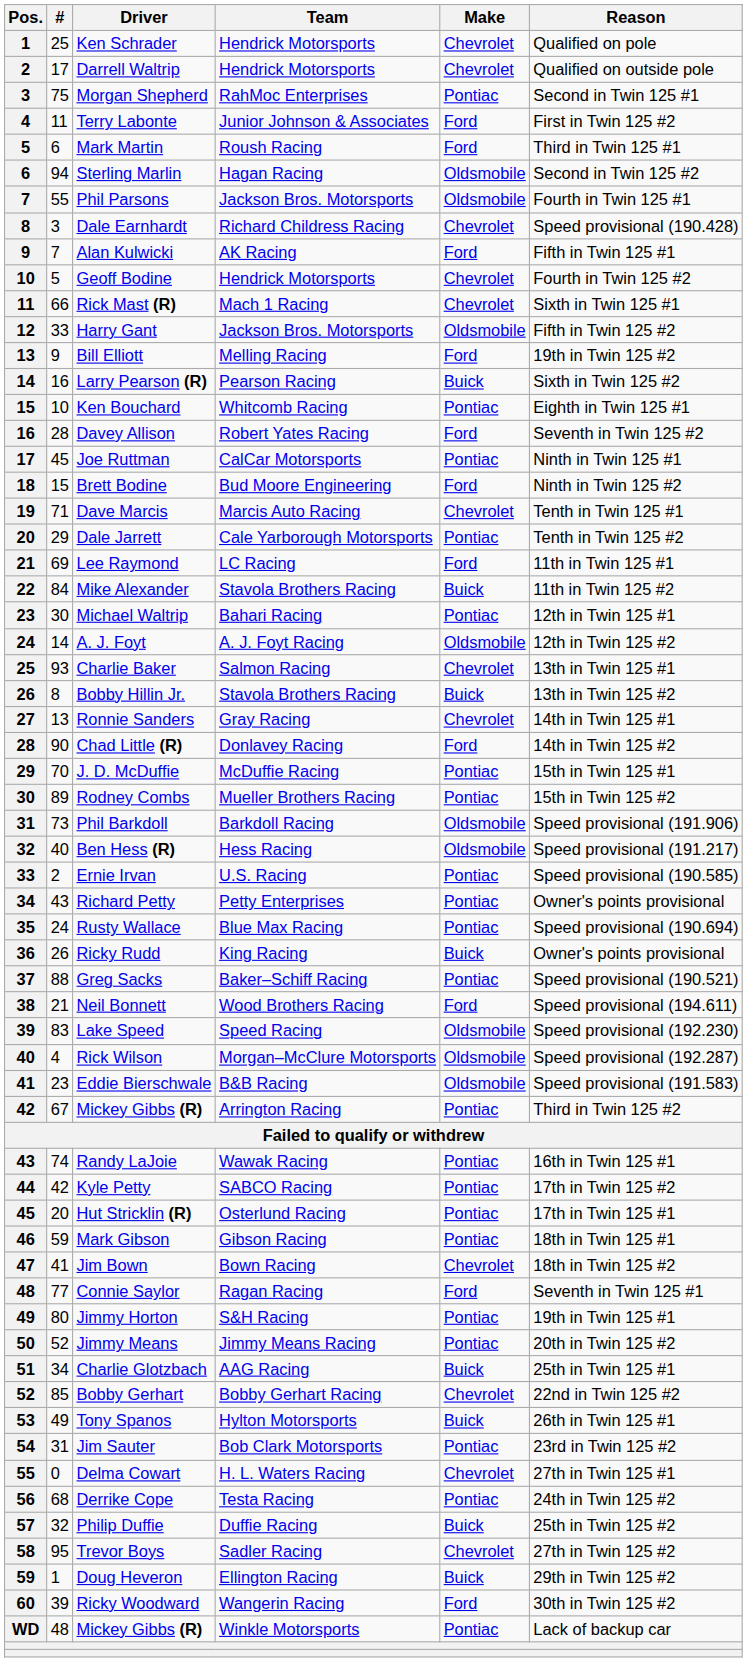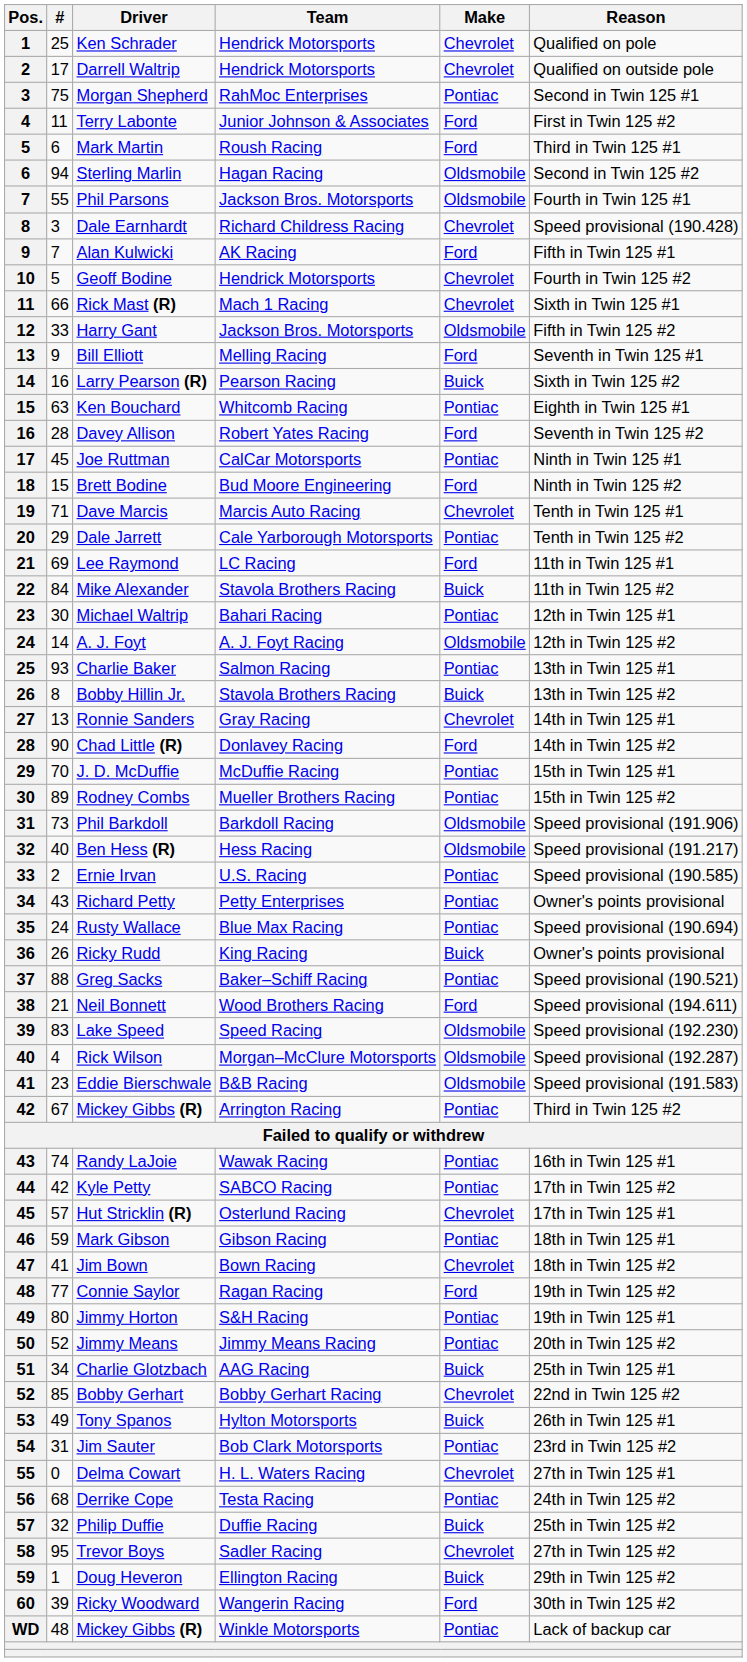(604, 356) 19th in Twin 125 #2 -> (618, 356) Seventh in Twin 125 #1
(60, 408) 10 -> (60, 408) 63
(479, 667) Chevrolet -> (471, 667) Pontiac
(60, 1213) 20 -> (60, 1213) 57
(471, 1213) Pontiac -> (479, 1213) Chevrolet
(618, 1291) Seventh in Twin 125 #1 -> (604, 1291) 19th in Twin 125 #2
